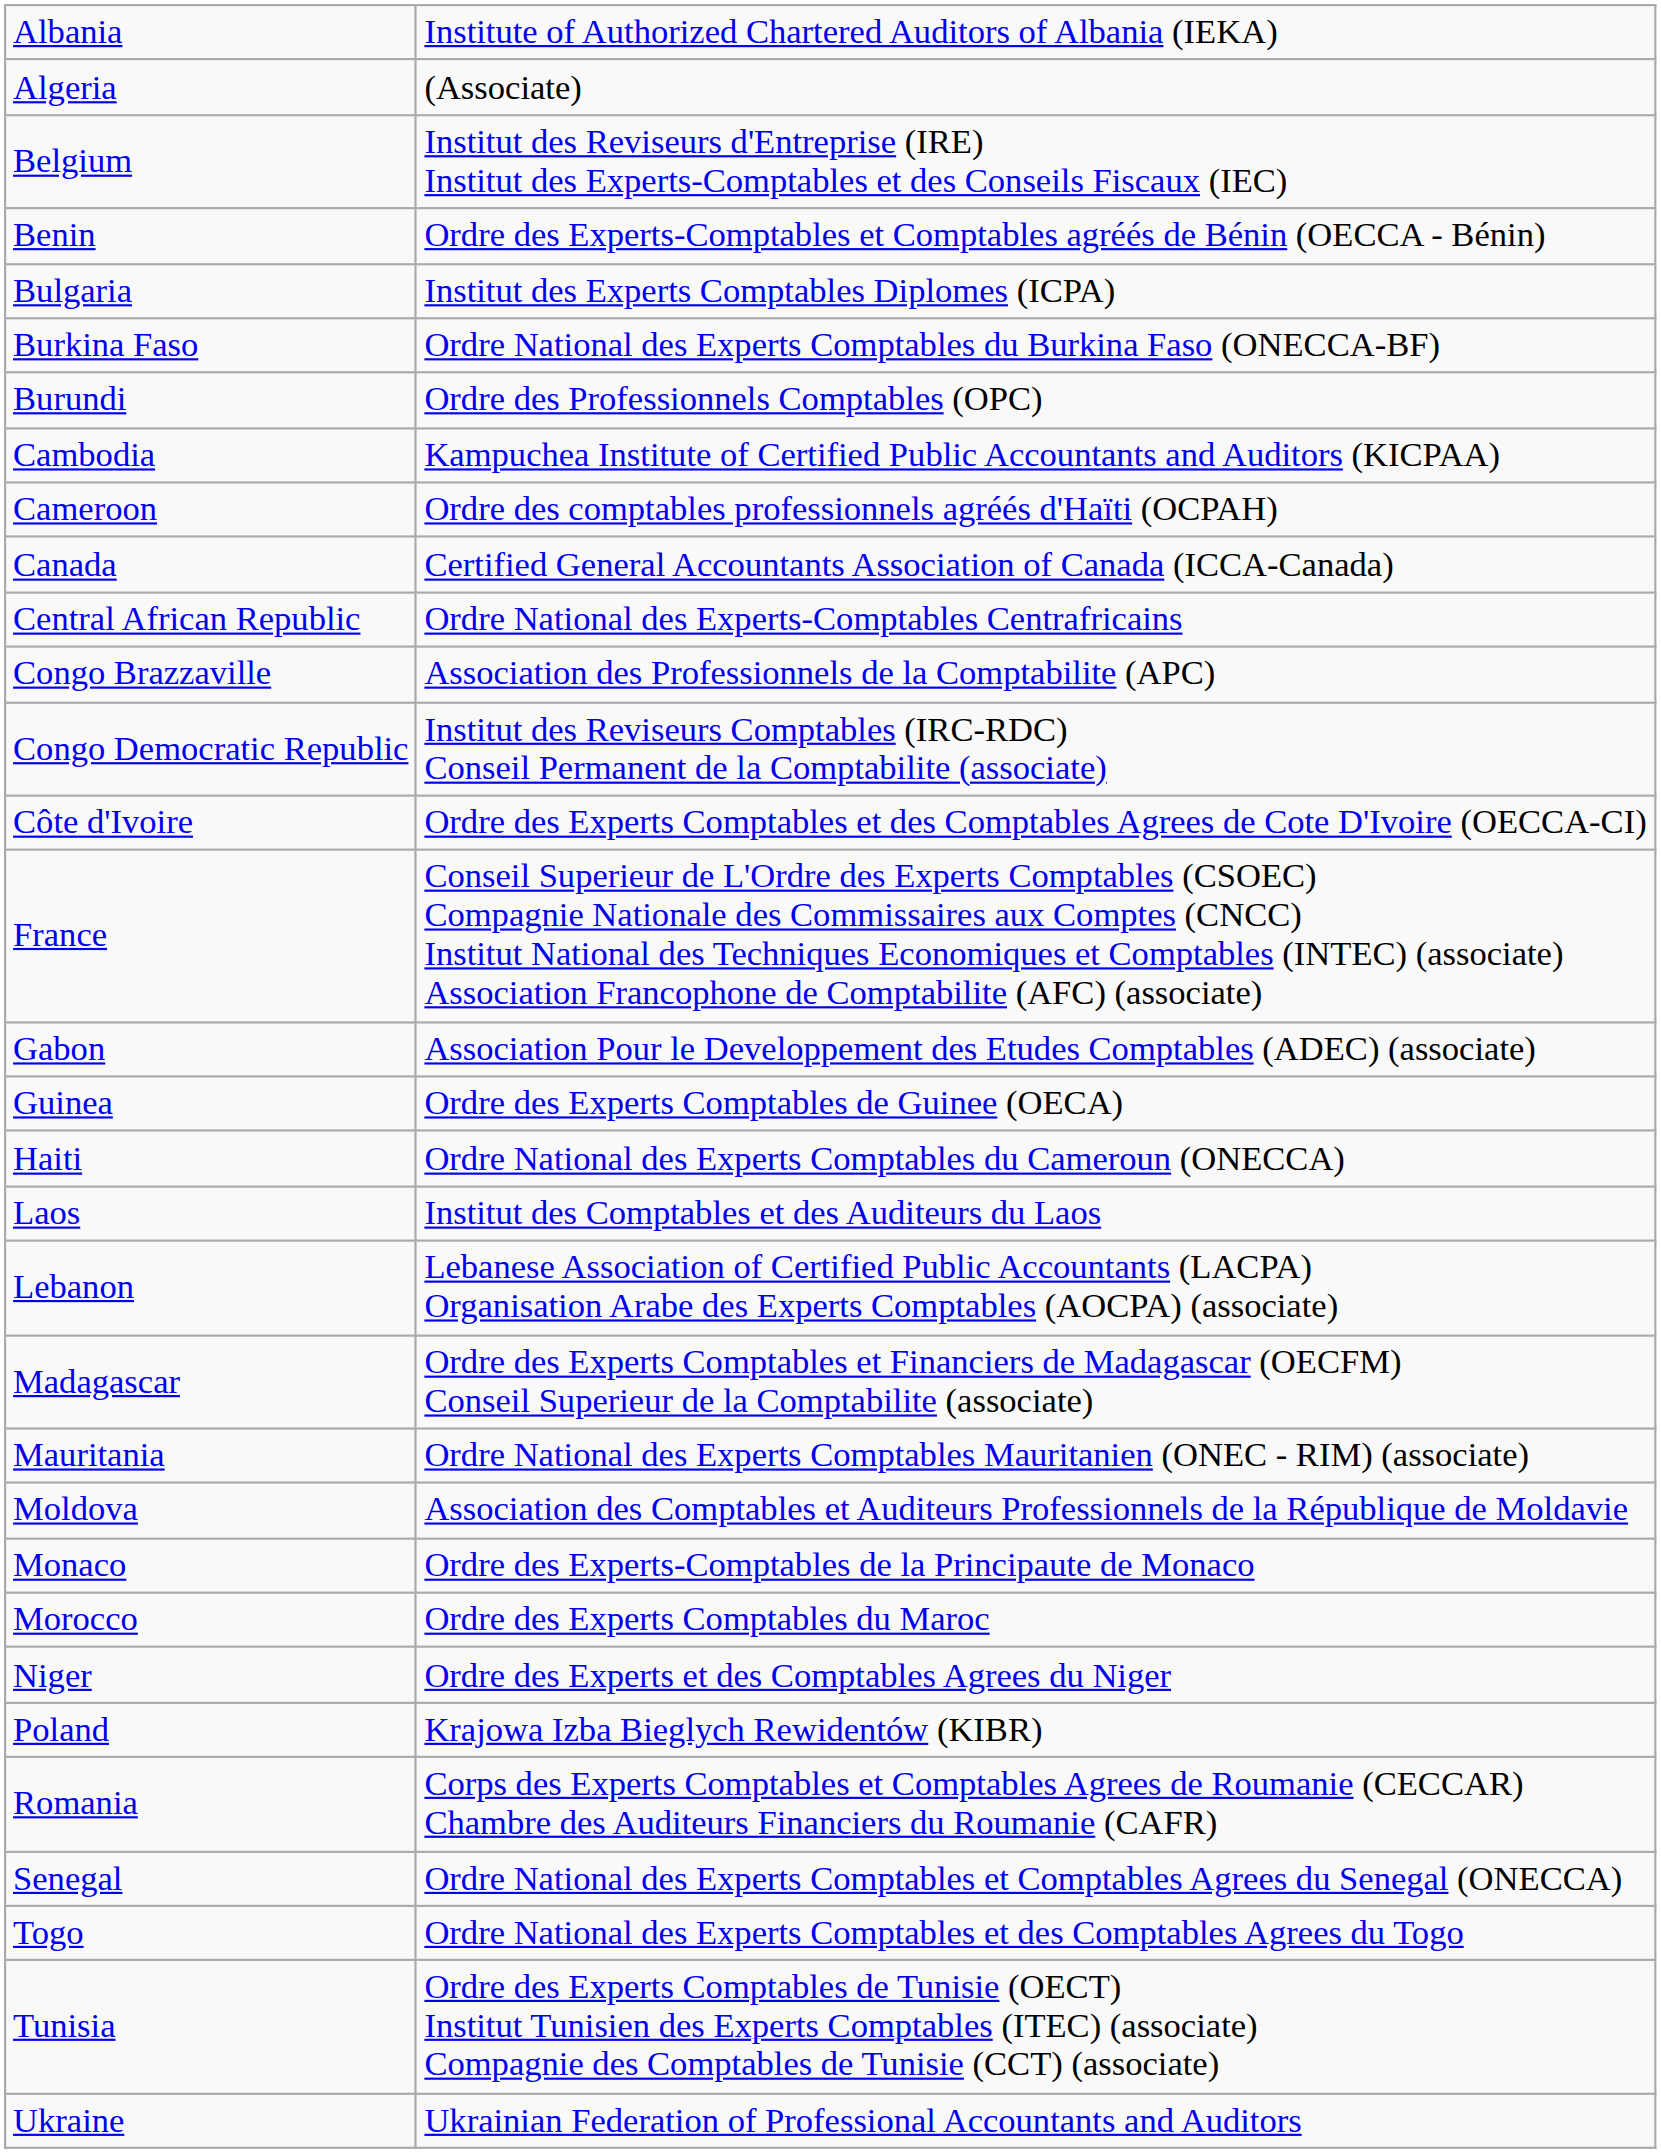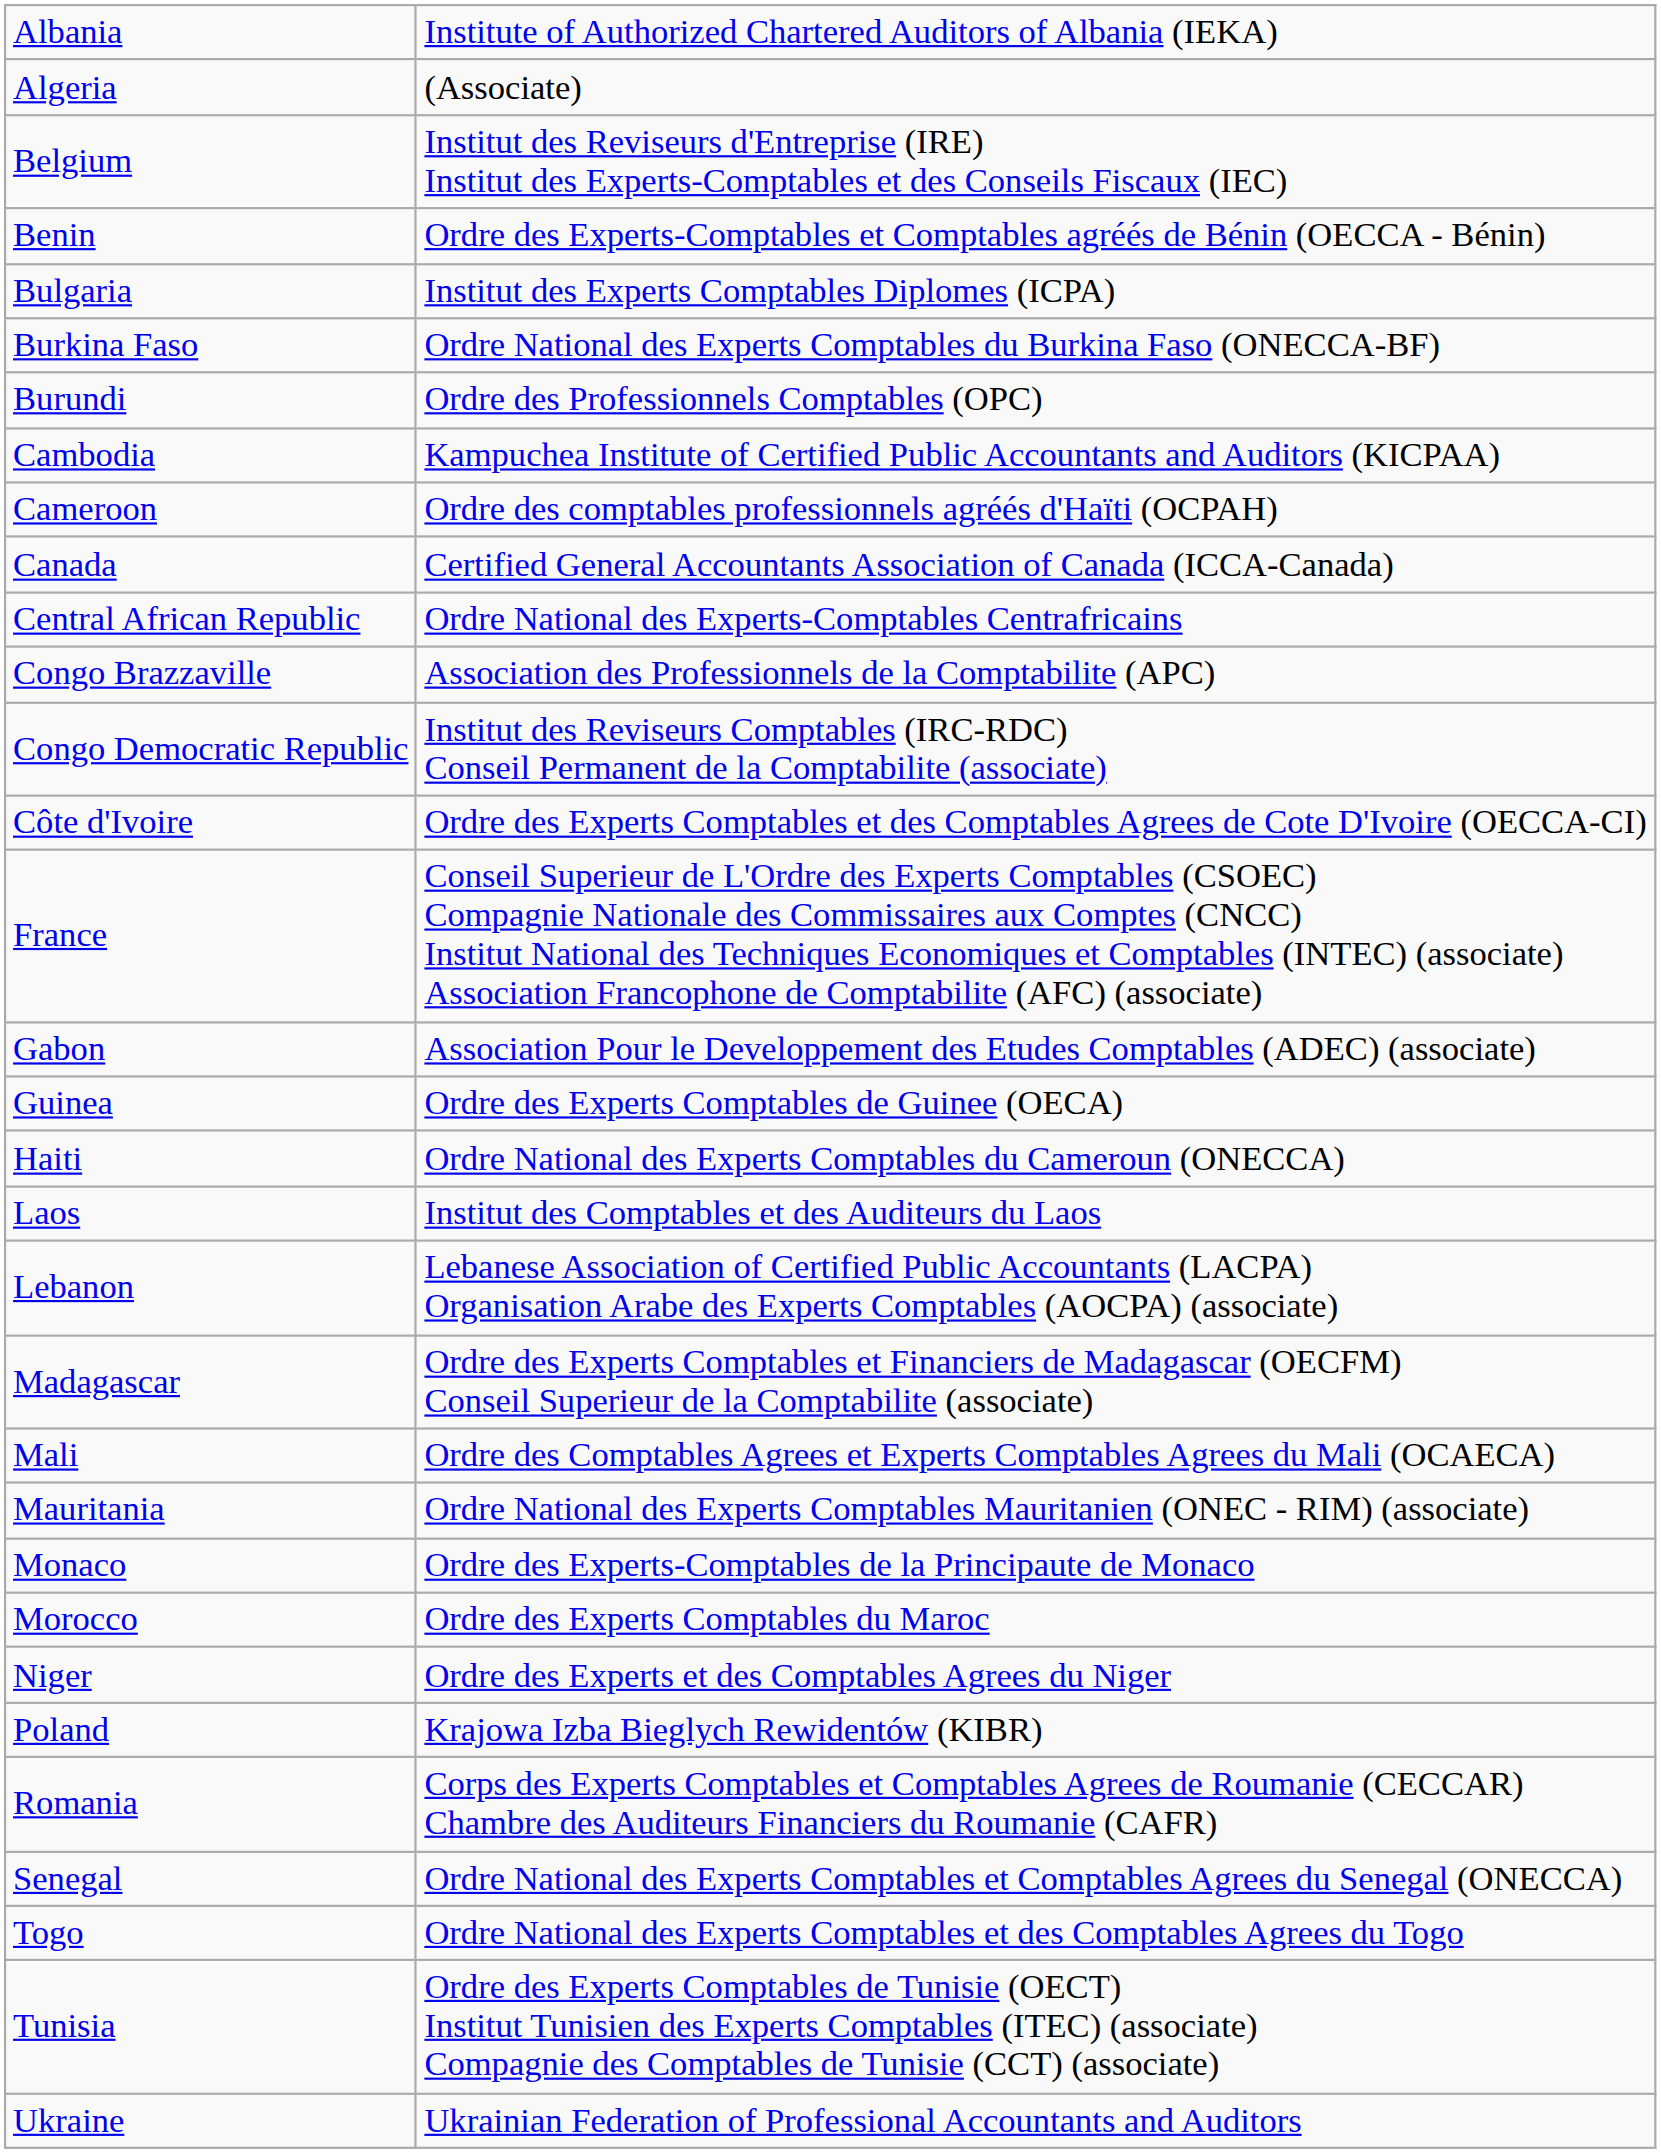+ row: (46, 1455)
- row: (75, 1509)
